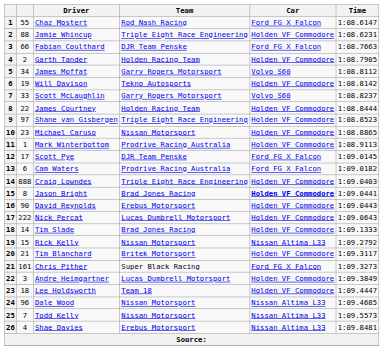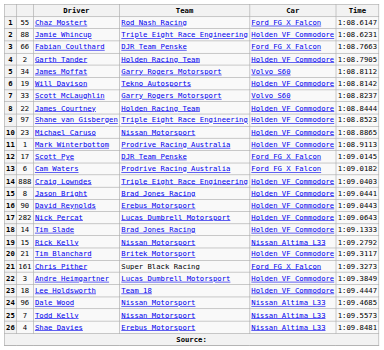(293, 193) bold -> (293, 193) normal
(25, 217) 222 -> (25, 217) 282
